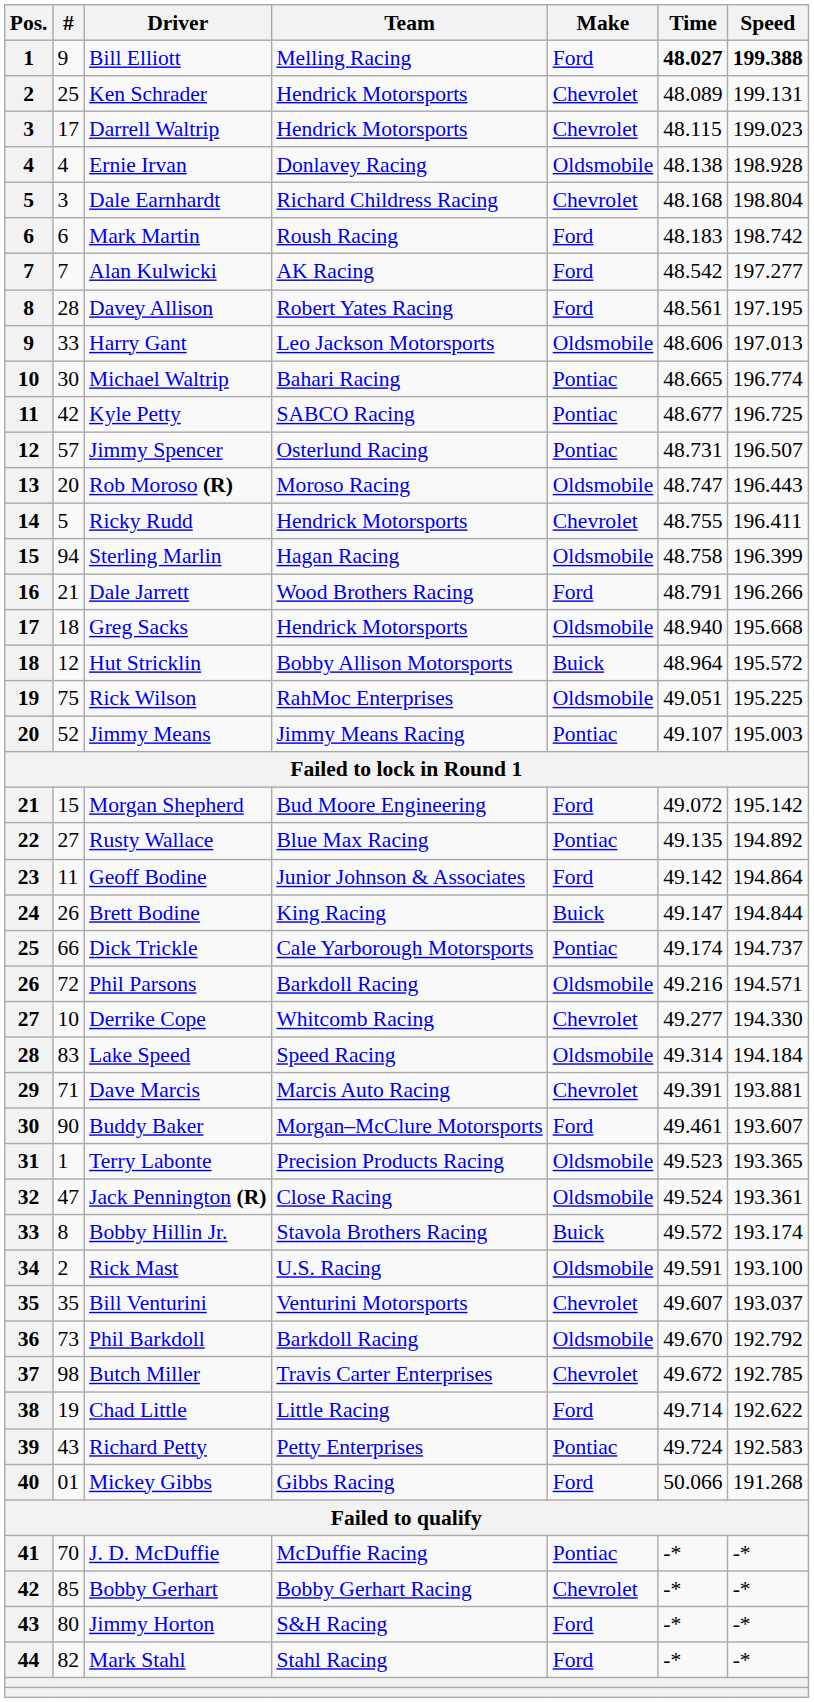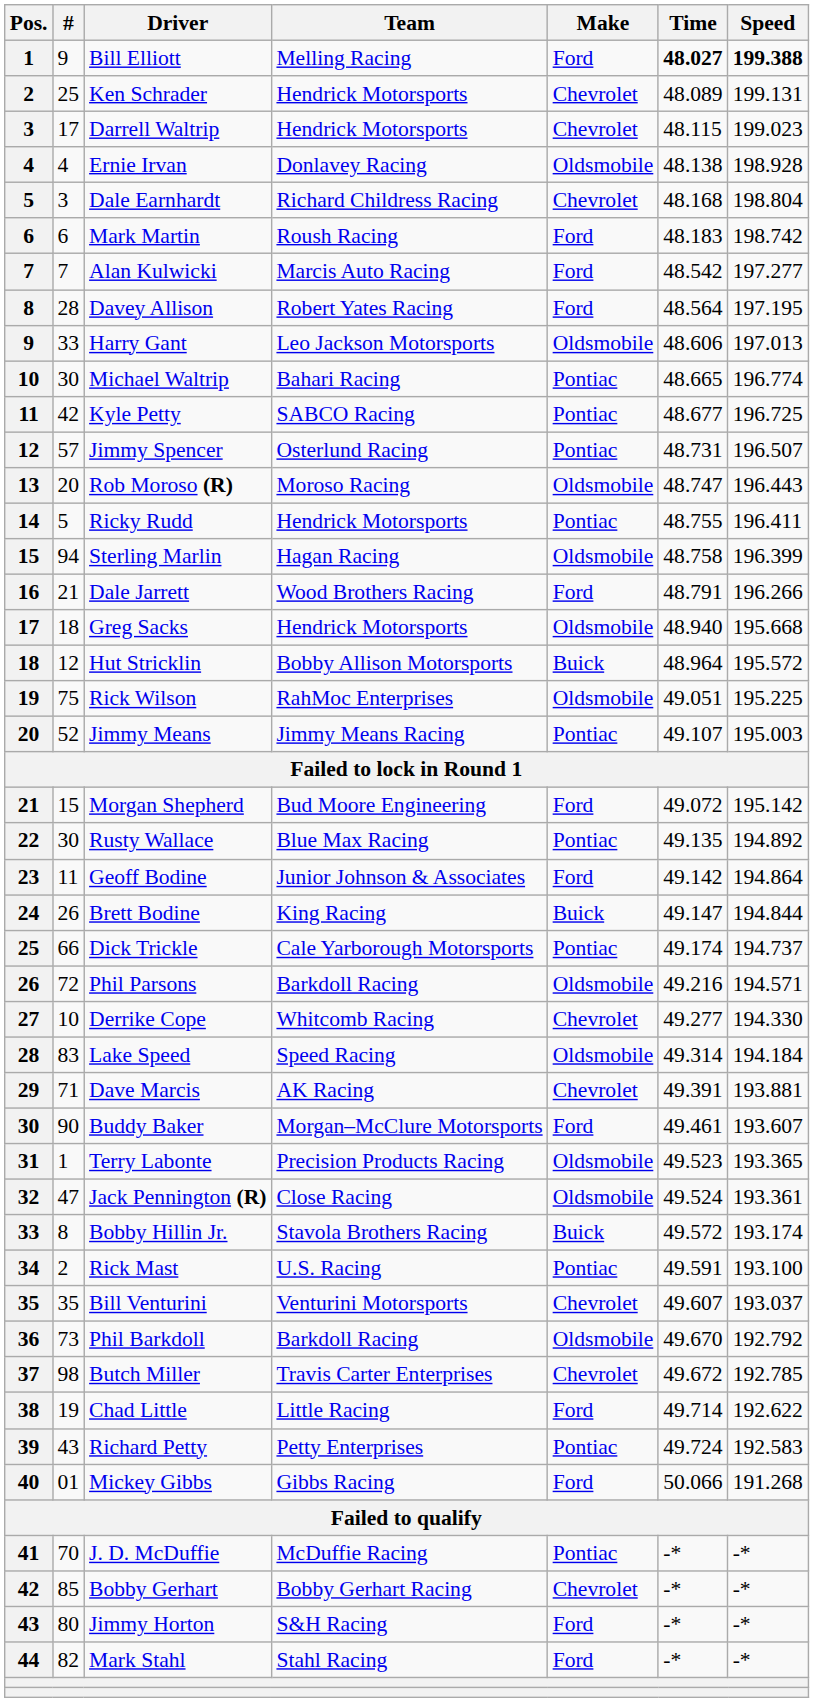(325, 271) AK Racing -> (363, 271) Marcis Auto Racing
(693, 307) 48.561 -> (693, 307) 48.564
(595, 520) Chevrolet -> (585, 520) Pontiac
(68, 841) 27 -> (68, 841) 30
(363, 1090) Marcis Auto Racing -> (325, 1090) AK Racing
(603, 1268) Oldsmobile -> (585, 1268) Pontiac
